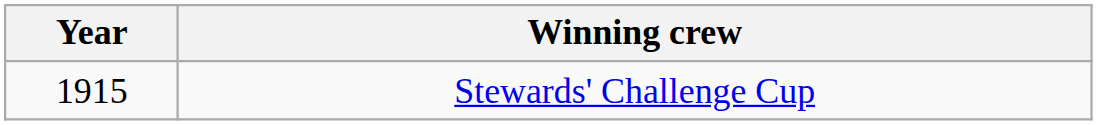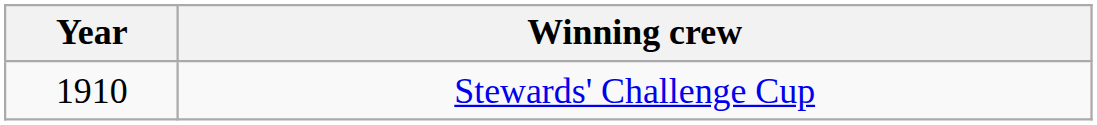(92, 89) 1915 -> (92, 89) 1910
